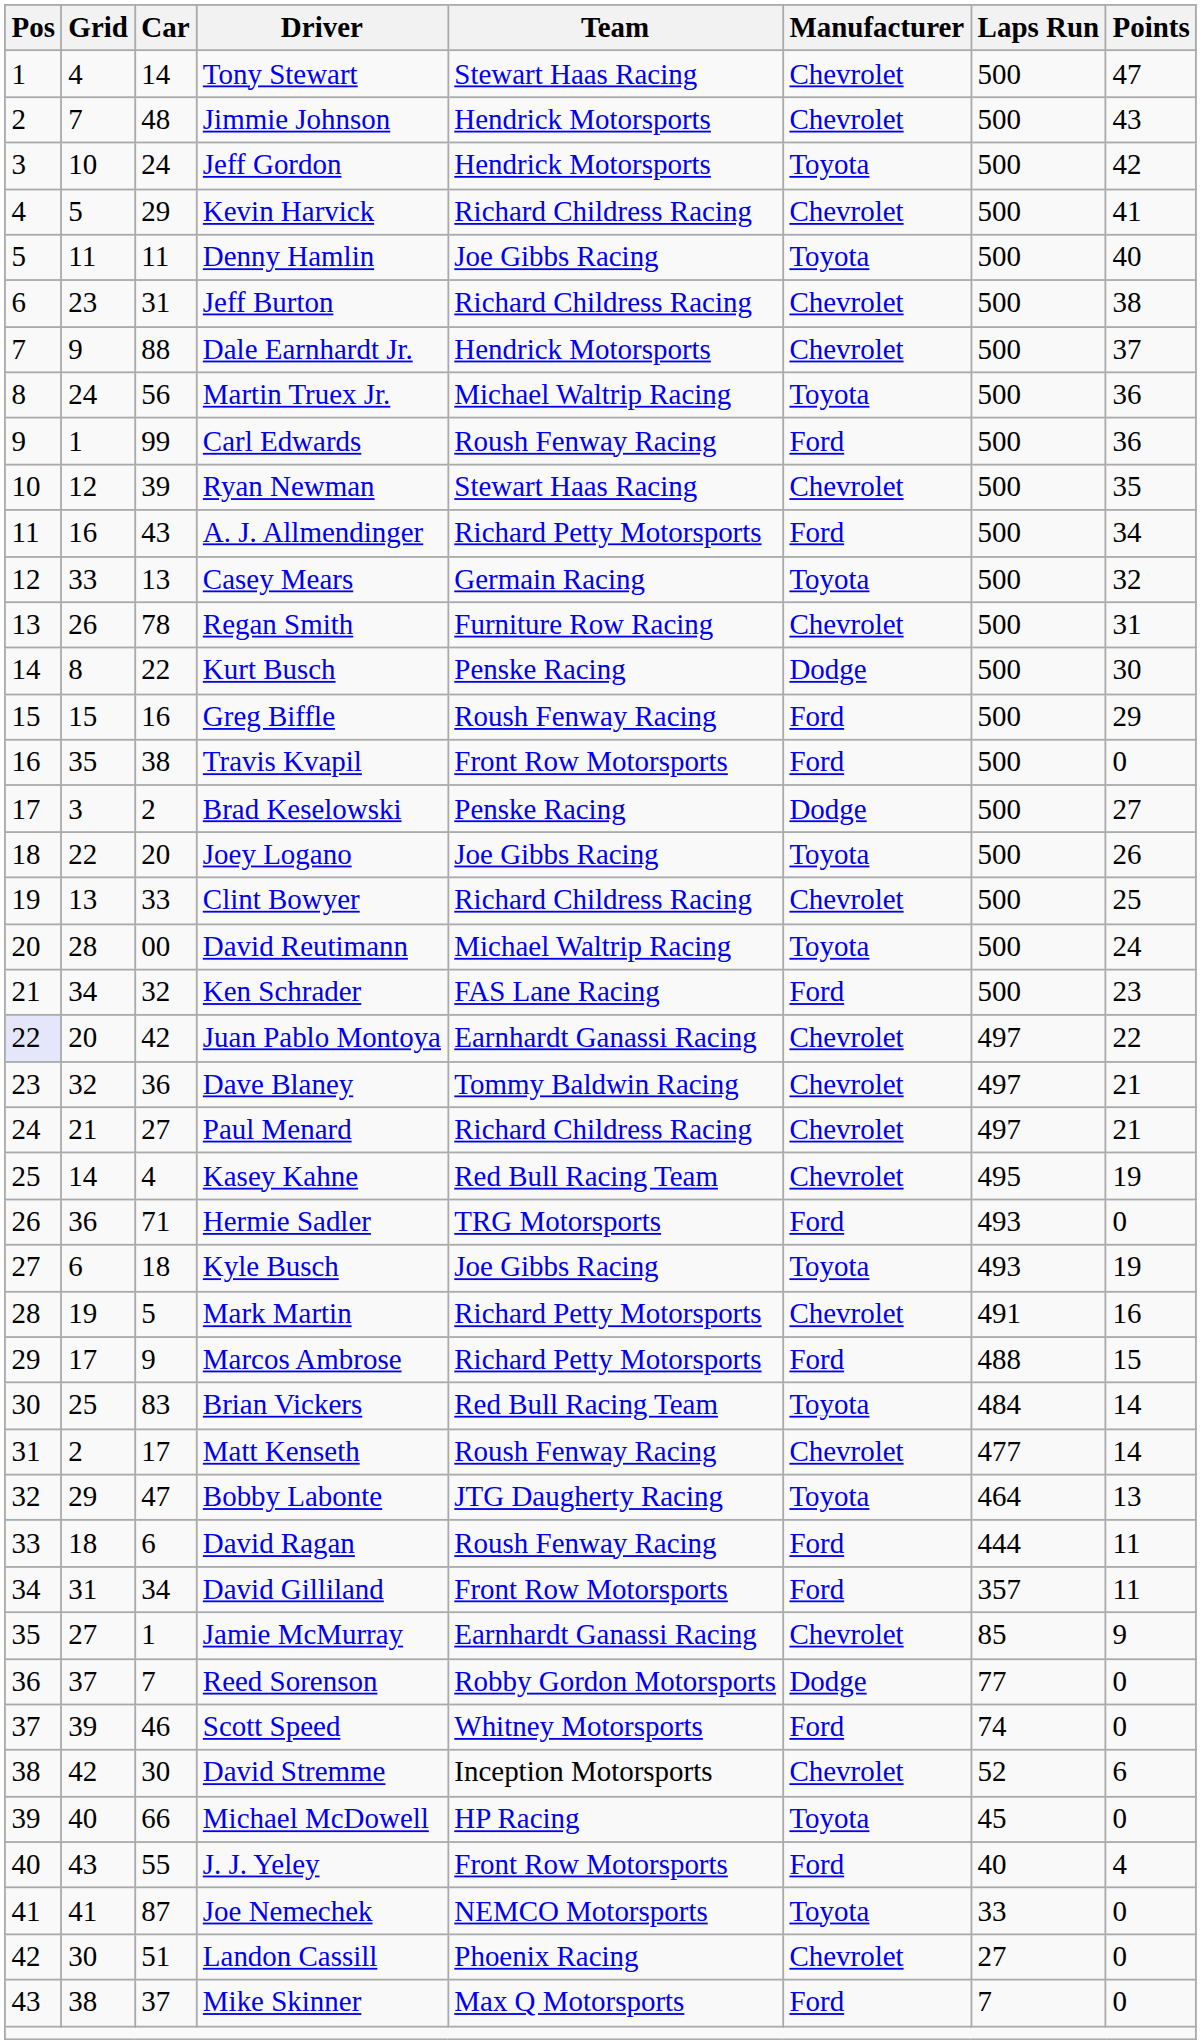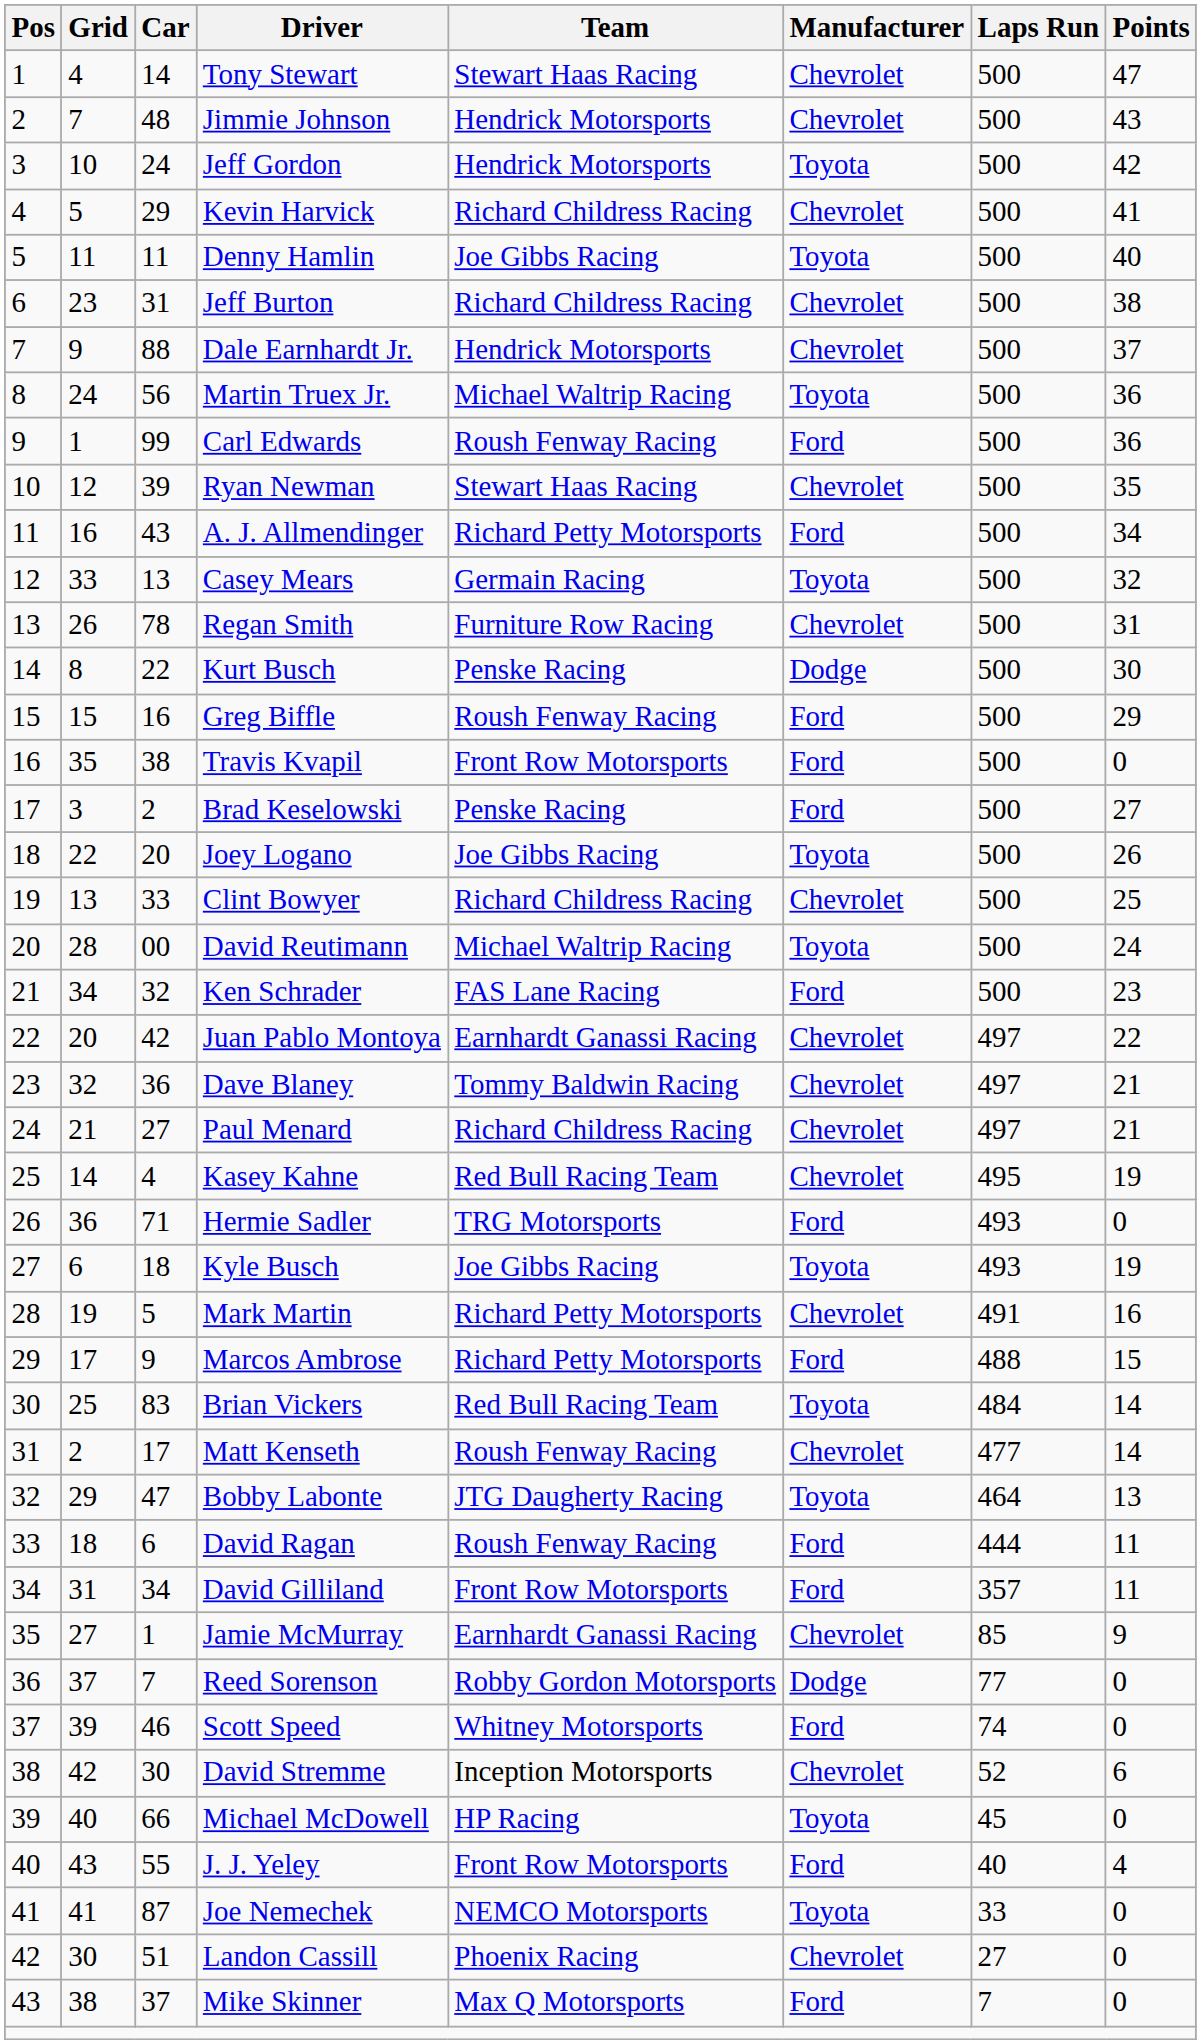(828, 808) Dodge -> (817, 808) Ford
(26, 1037) lavender background -> (26, 1037) no background
